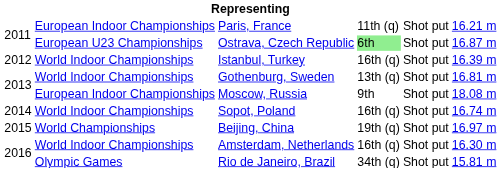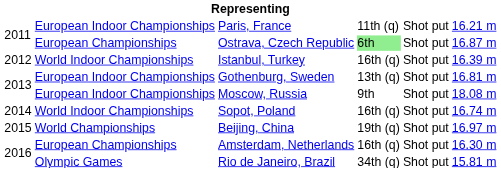(119, 43) European U23 Championships -> (106, 43) European Championships
(114, 77) World Indoor Championships -> (125, 77) European Indoor Championships
(114, 144) World Indoor Championships -> (106, 144) European Championships
